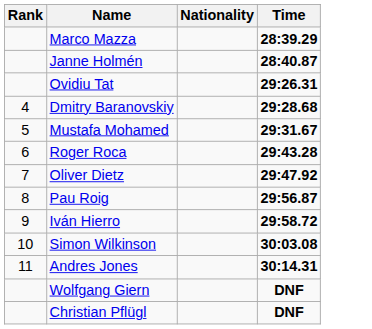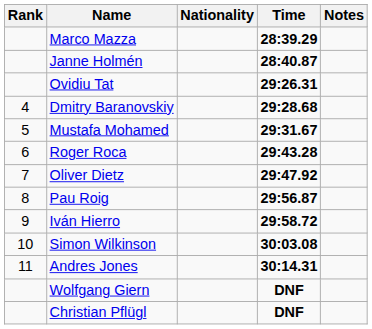+ column: (344, 15)
